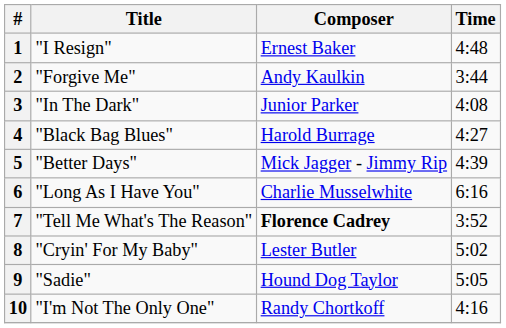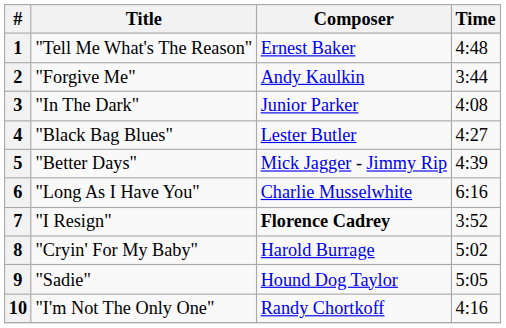(74, 47) "I Resign" -> (144, 47) "Tell Me What's The Reason"
(318, 134) Harold Burrage -> (309, 134) Lester Butler
(144, 221) "Tell Me What's The Reason" -> (74, 221) "I Resign"
(309, 250) Lester Butler -> (318, 250) Harold Burrage
